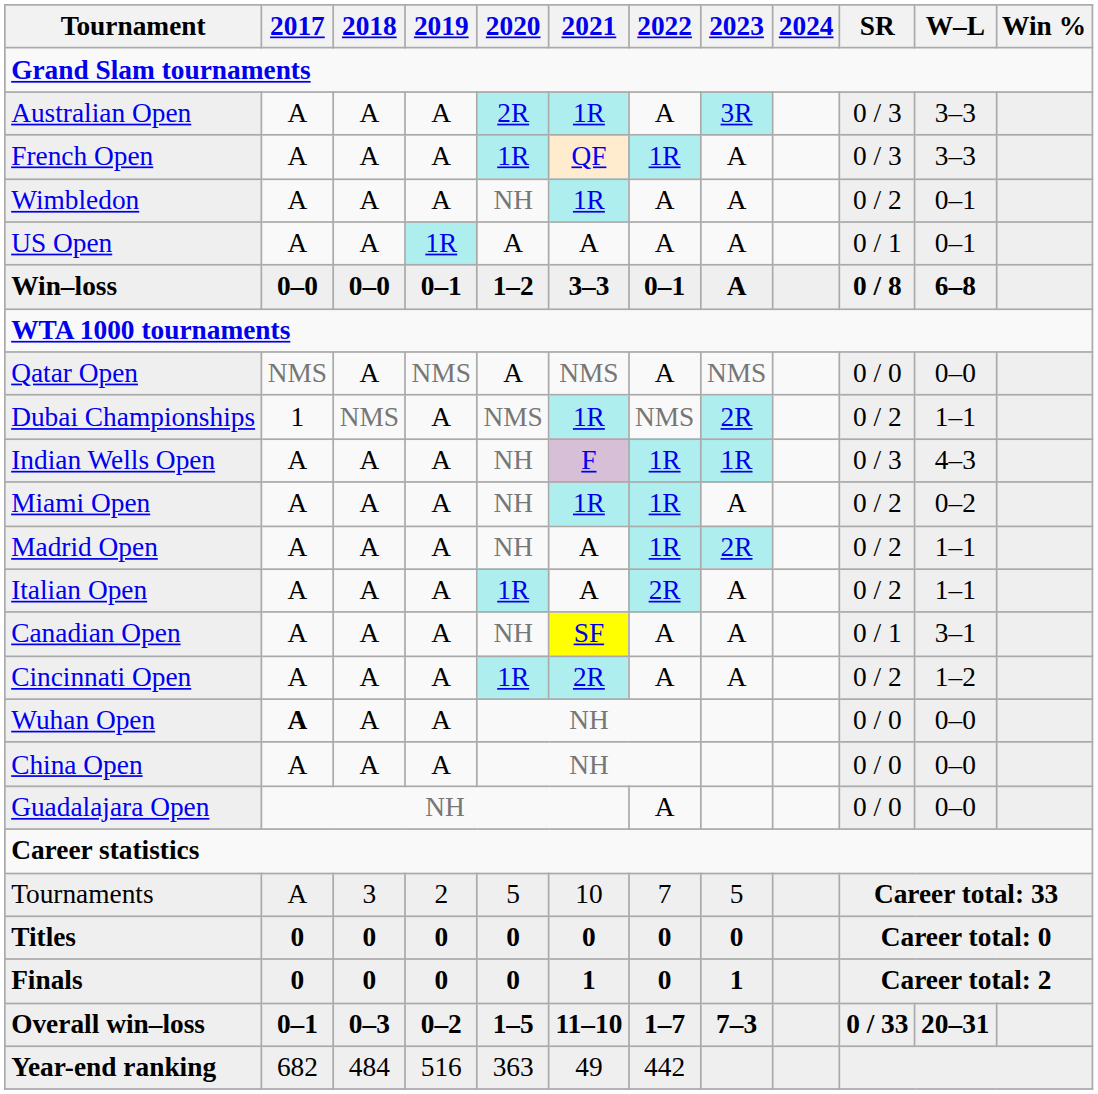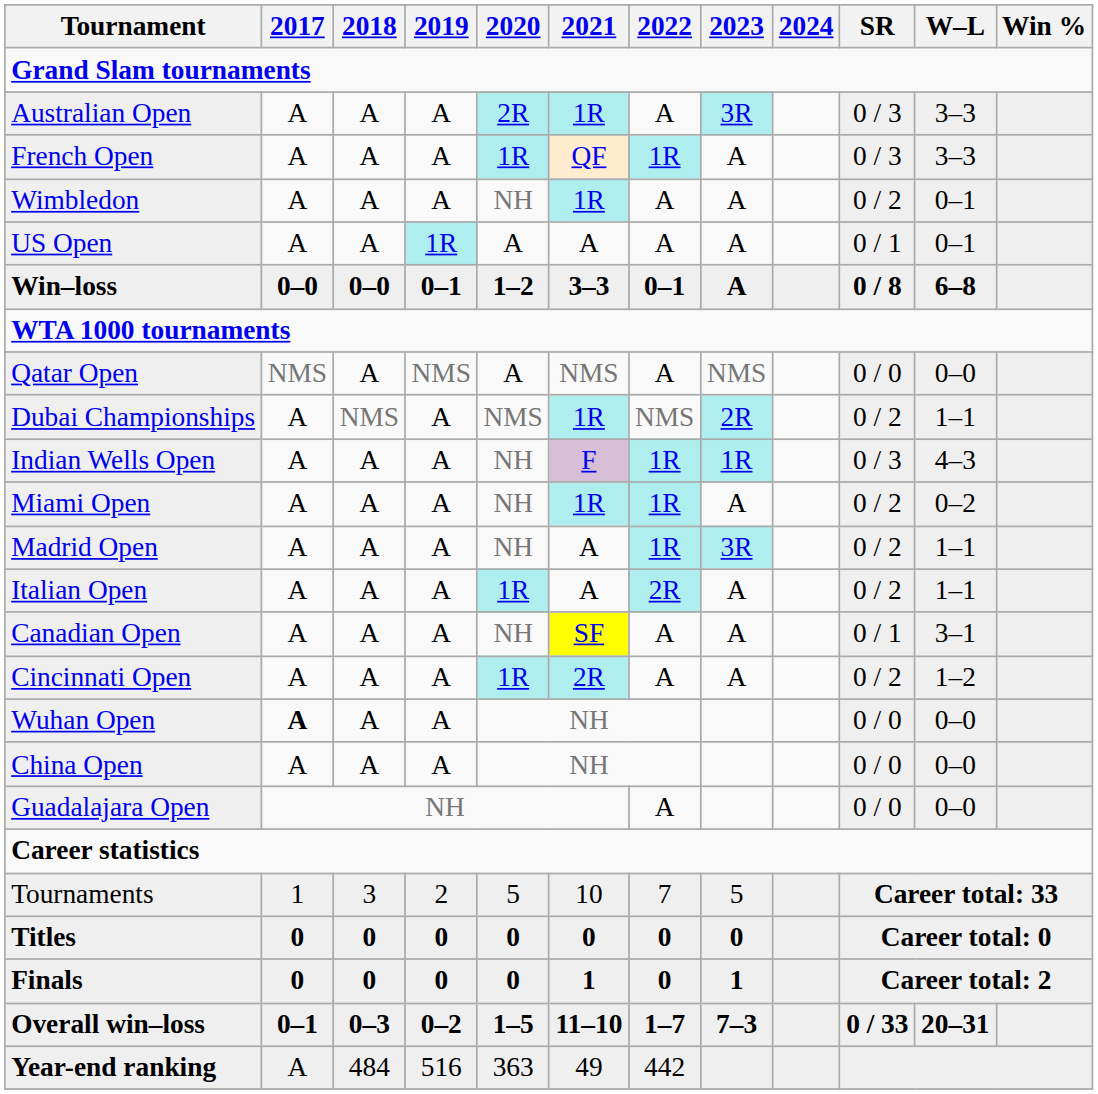(297, 416) 1 -> (297, 416) A
(737, 546) 2R -> (737, 546) 3R
(297, 894) A -> (297, 894) 1
(297, 1067) 682 -> (297, 1067) A
